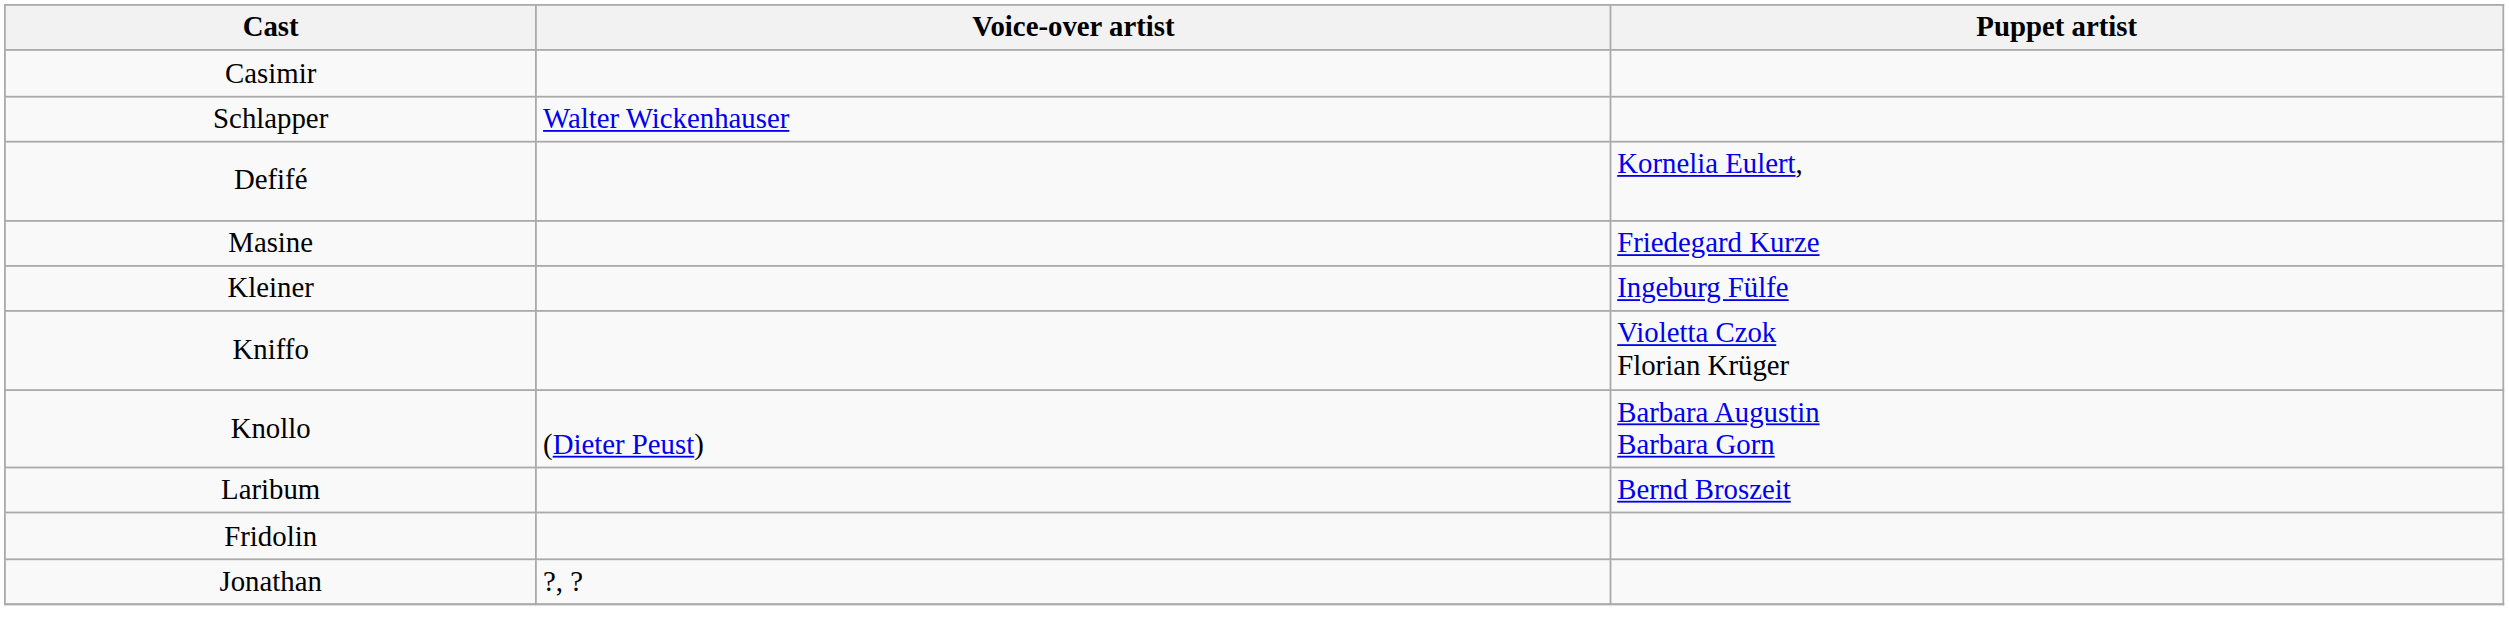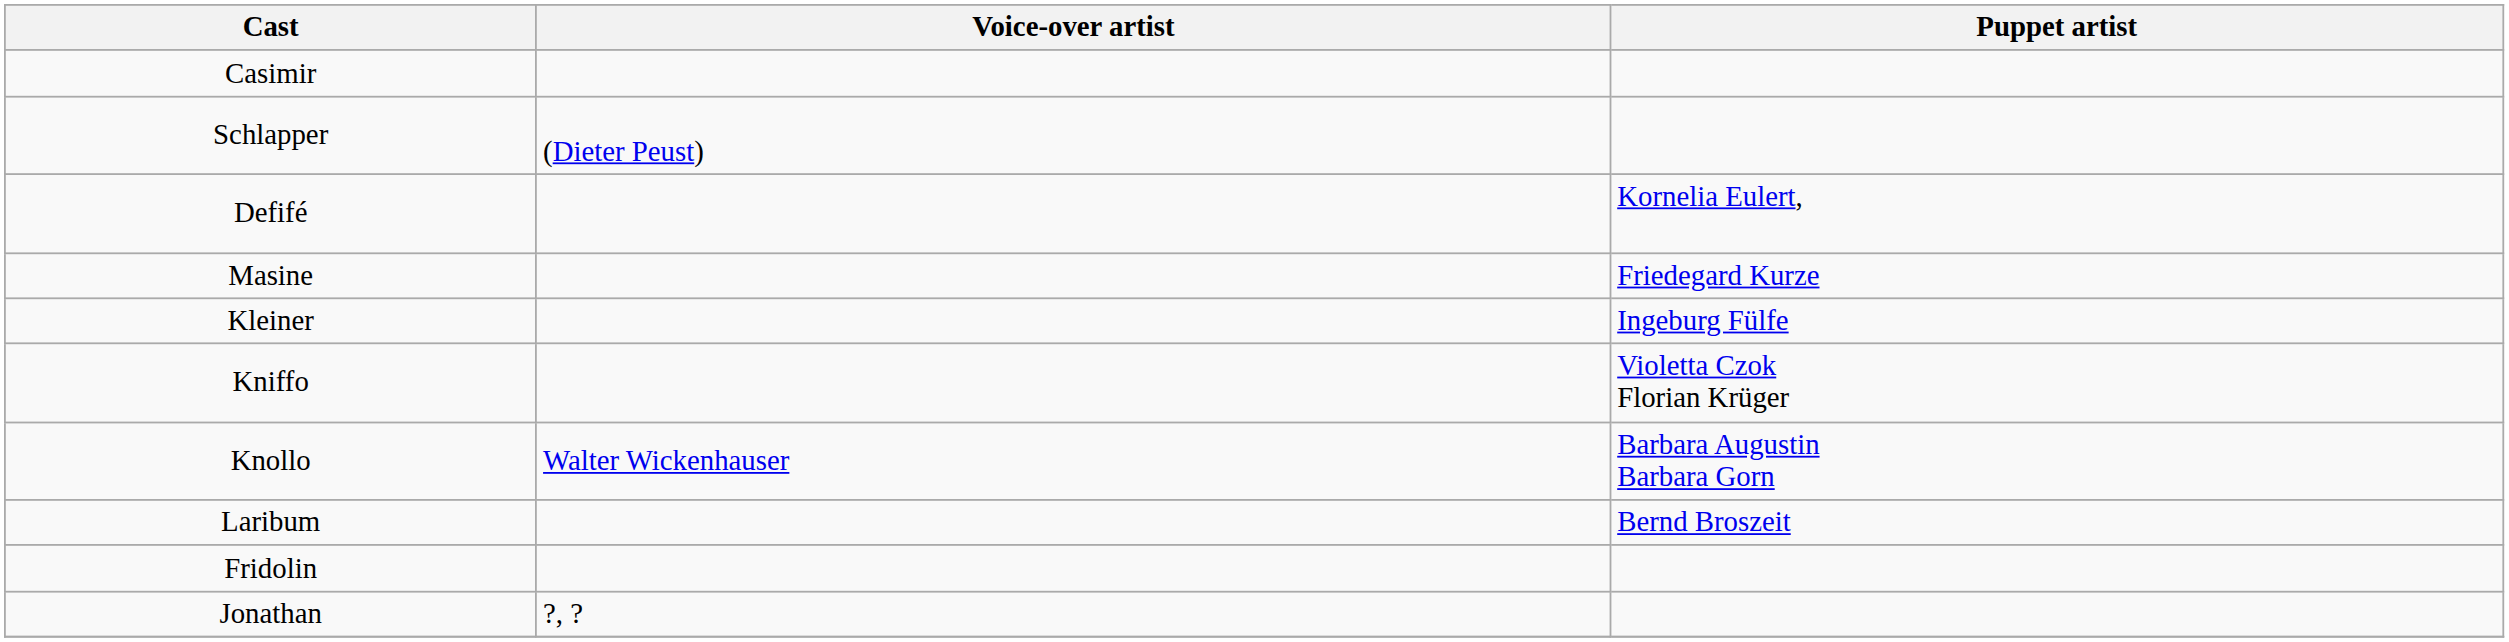(666, 118) Walter Wickenhauser -> (623, 151) (Dieter Peust)
(623, 444) (Dieter Peust) -> (666, 460) Walter Wickenhauser
